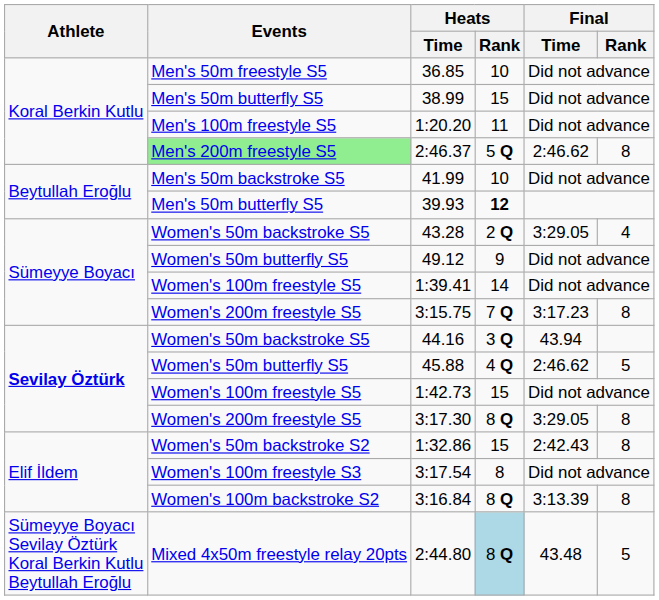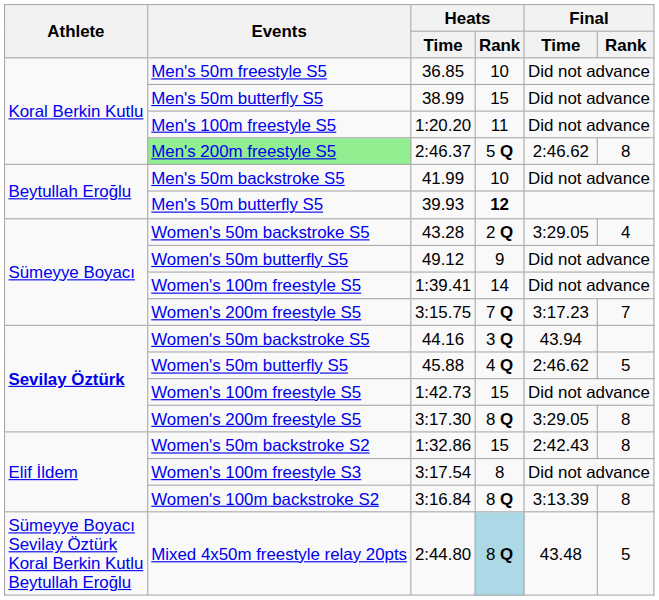(626, 312) 8 -> (626, 312) 7
